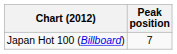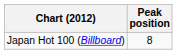(150, 40) 7 -> (150, 40) 8
